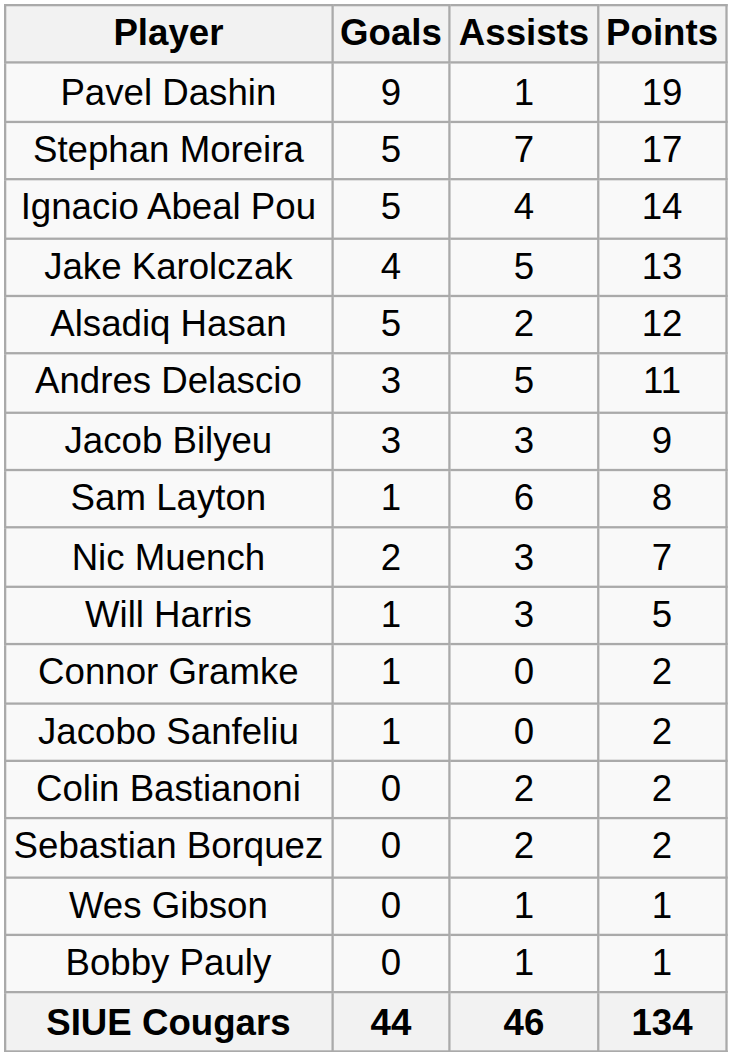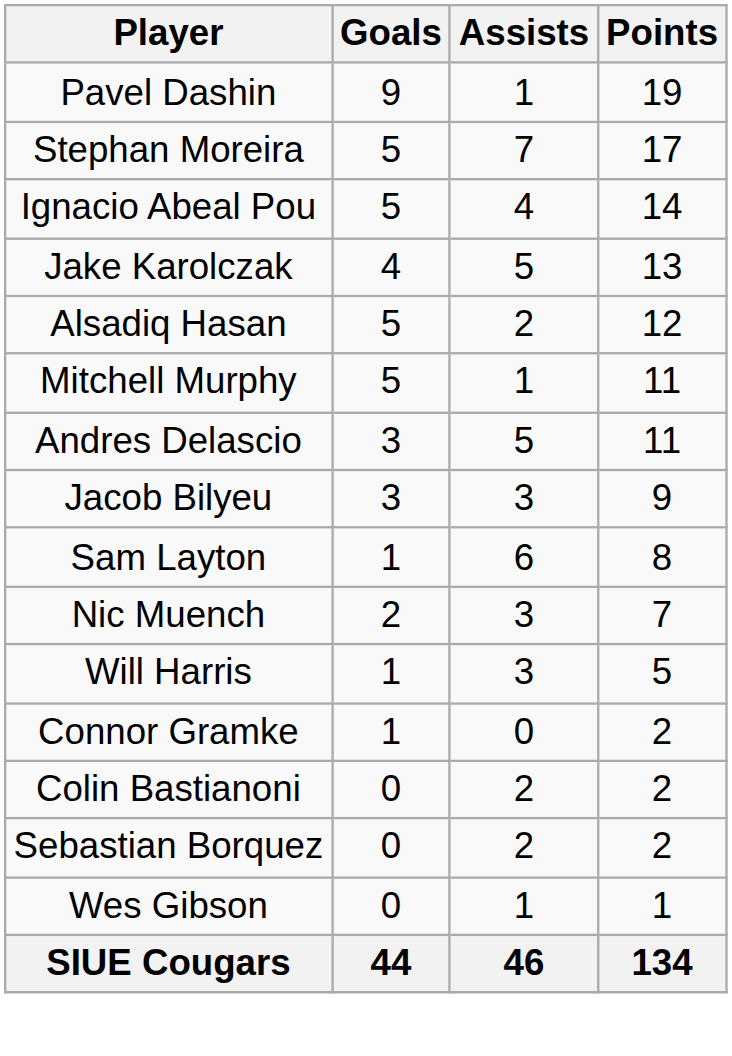+ row: (168, 382)
- row: (168, 730)
- row: (168, 963)
